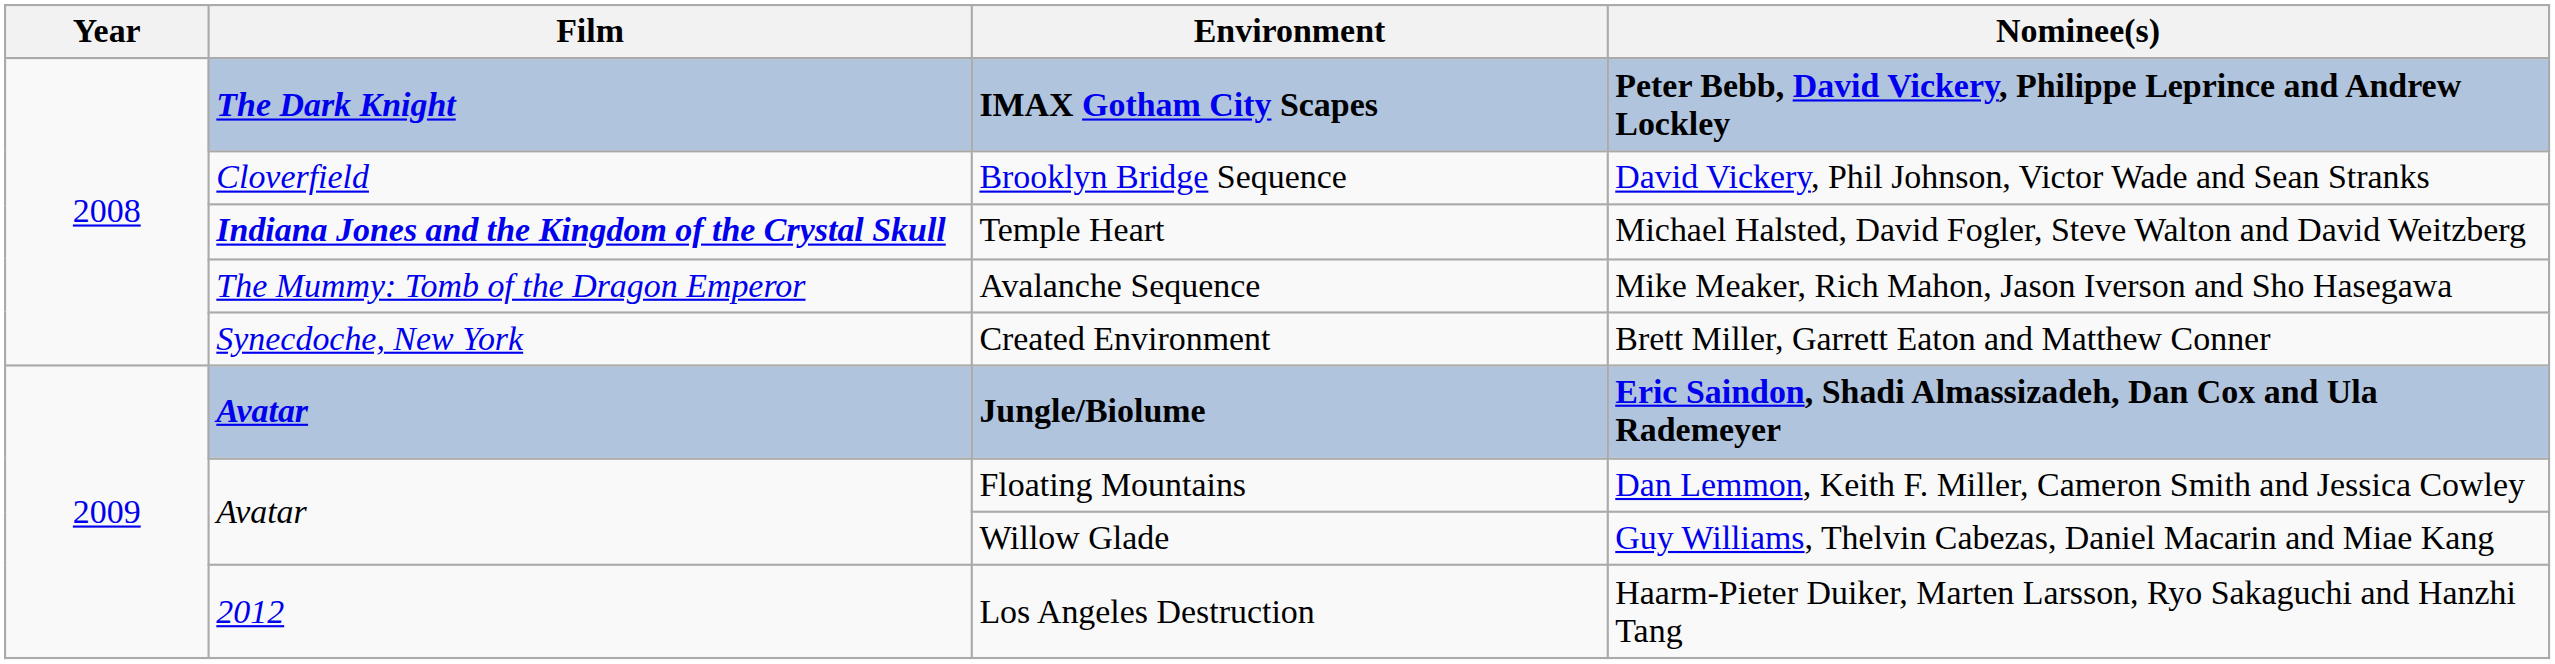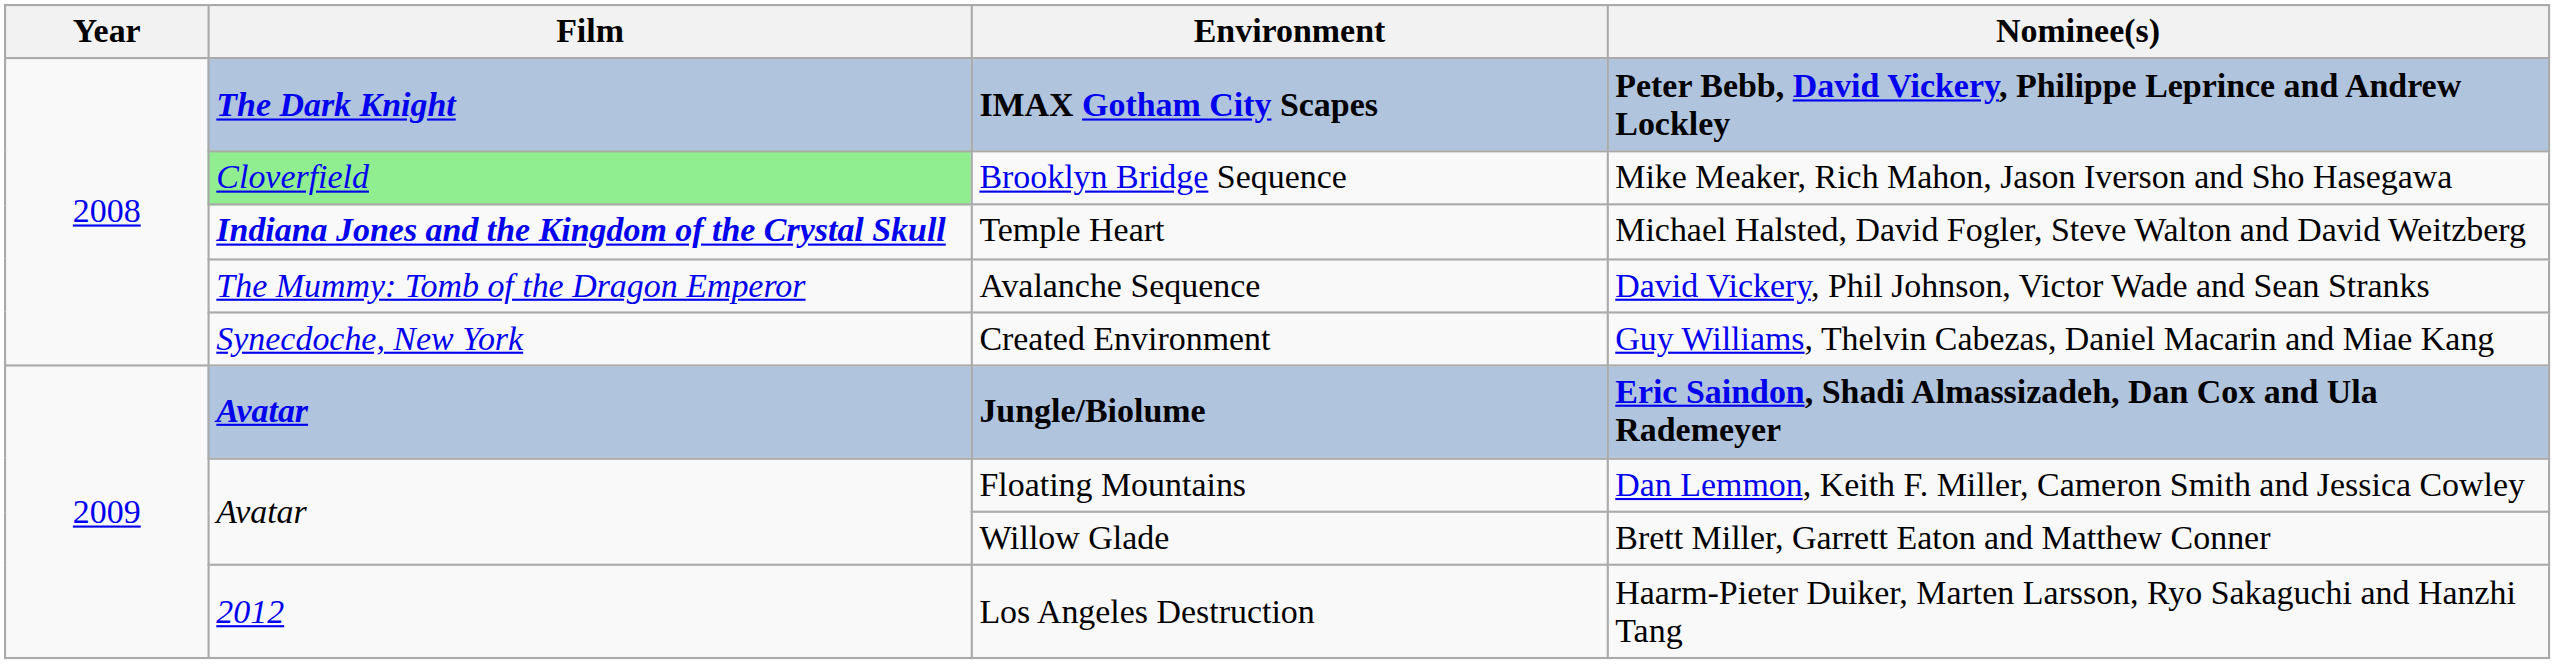(293, 177) no background -> (293, 177) lightgreen background
(2022, 177) David Vickery, Phil Johnson, Victor Wade and Sean Stranks -> (2034, 177) Mike Meaker, Rich Mahon, Jason Iverson and Sho Hasegawa
(2034, 284) Mike Meaker, Rich Mahon, Jason Iverson and Sho Hasegawa -> (2022, 284) David Vickery, Phil Johnson, Victor Wade and Sean Stranks
(1943, 338) Brett Miller, Garrett Eaton and Matthew Conner -> (2055, 338) Guy Williams, Thelvin Cabezas, Daniel Macarin and Miae Kang
(2055, 538) Guy Williams, Thelvin Cabezas, Daniel Macarin and Miae Kang -> (1943, 538) Brett Miller, Garrett Eaton and Matthew Conner
